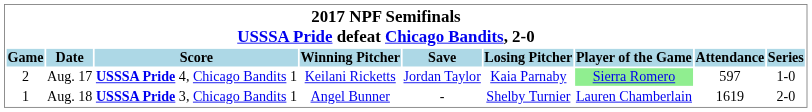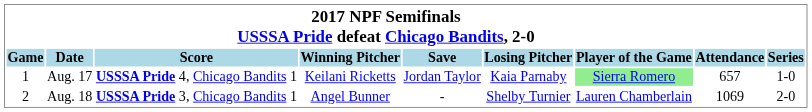(26, 77) 2 -> (26, 77) 1
(730, 77) 597 -> (730, 77) 657
(26, 96) 1 -> (26, 96) 2
(730, 96) 1619 -> (730, 96) 1069
